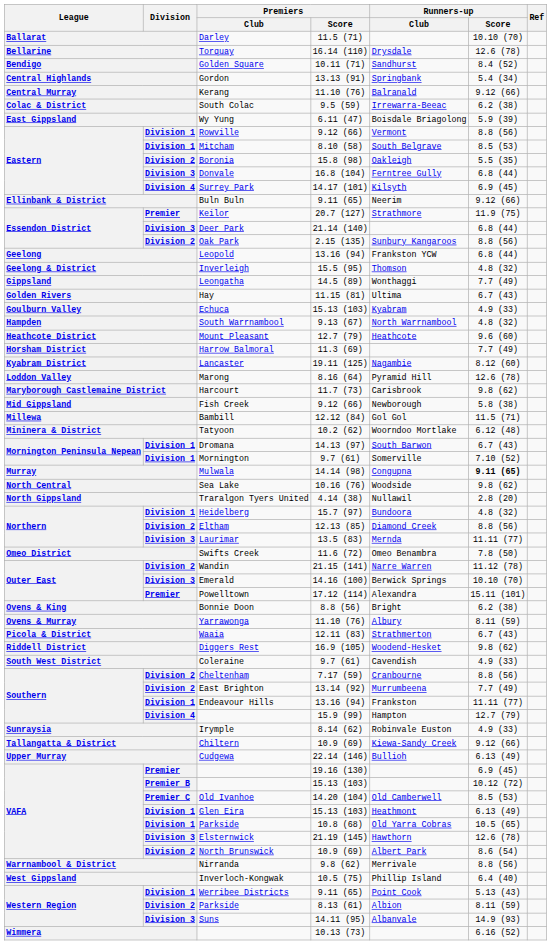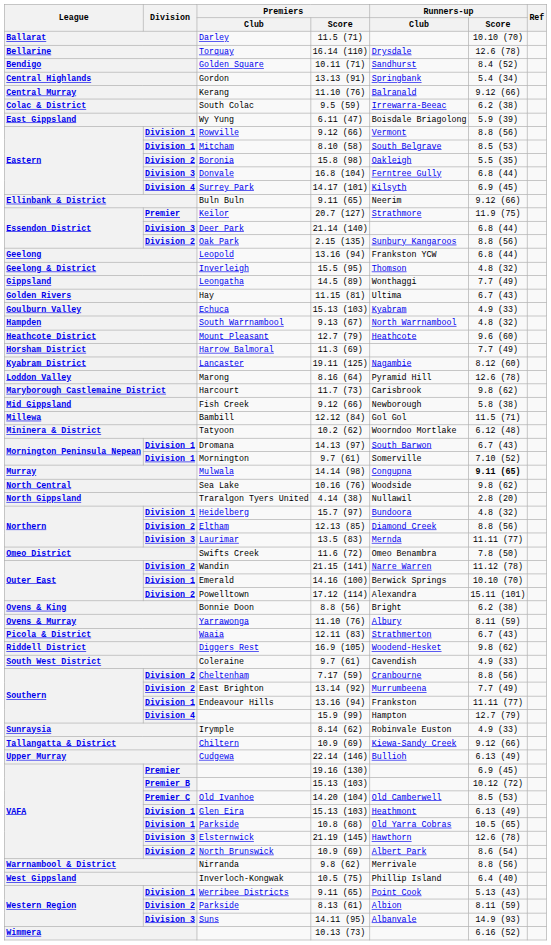(170, 581) Division 3 -> (170, 581) Division 1
(163, 594) Premier -> (170, 594) Division 2
